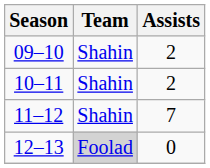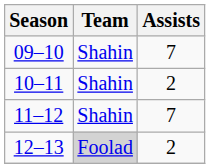(171, 52) 2 -> (171, 52) 7
(171, 147) 0 -> (171, 147) 2
